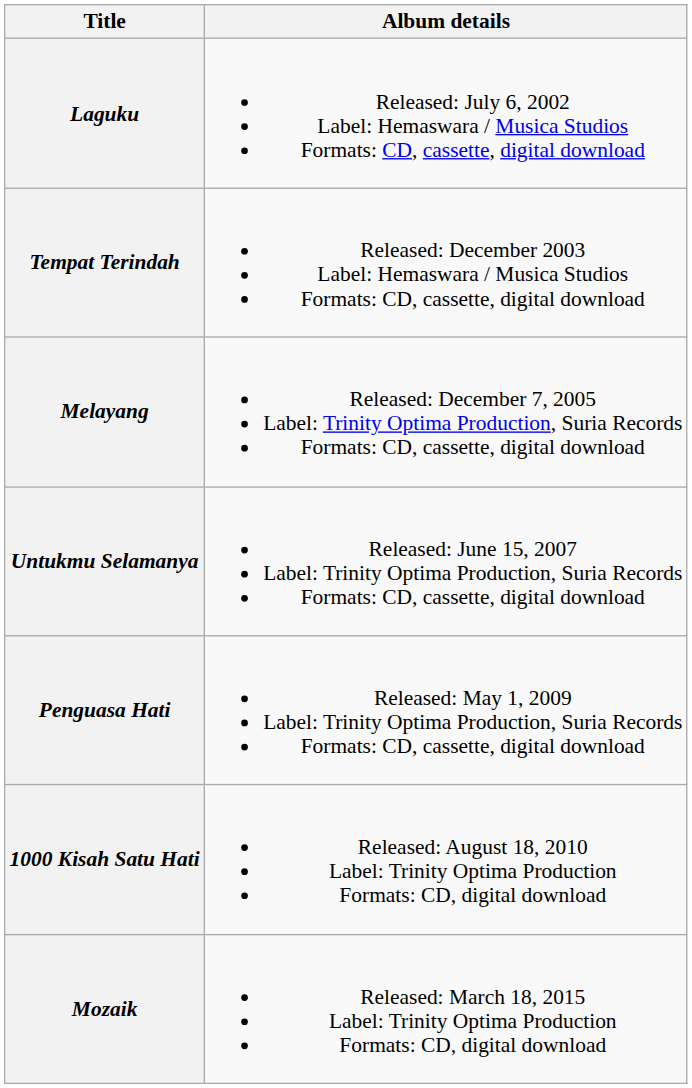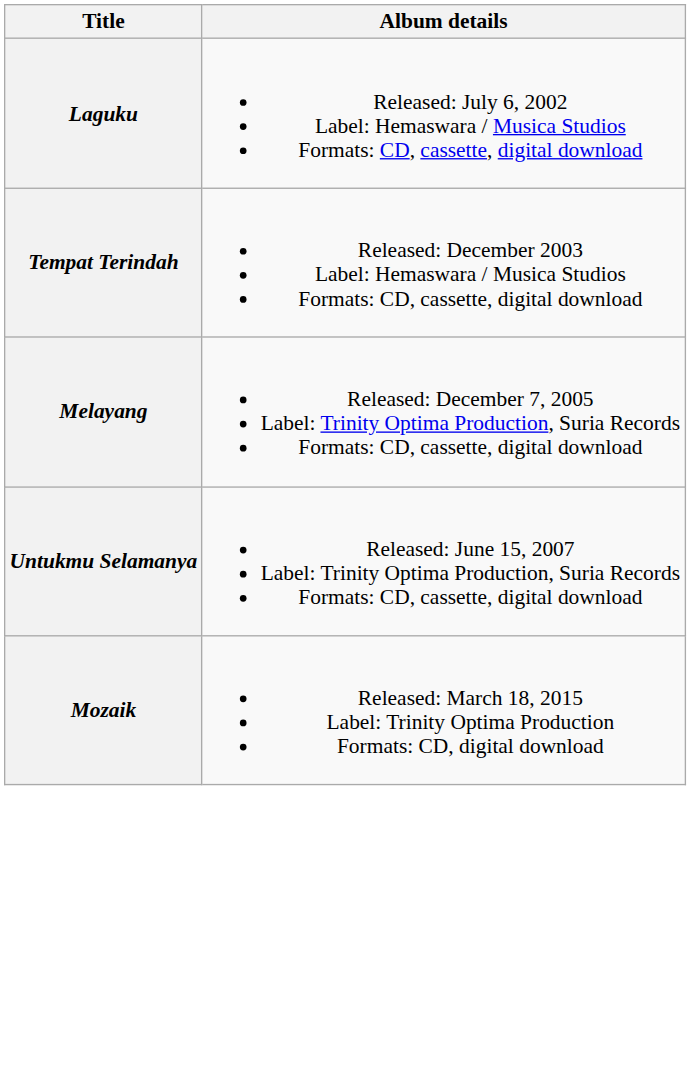- row: (105, 710)
- row: (105, 859)
